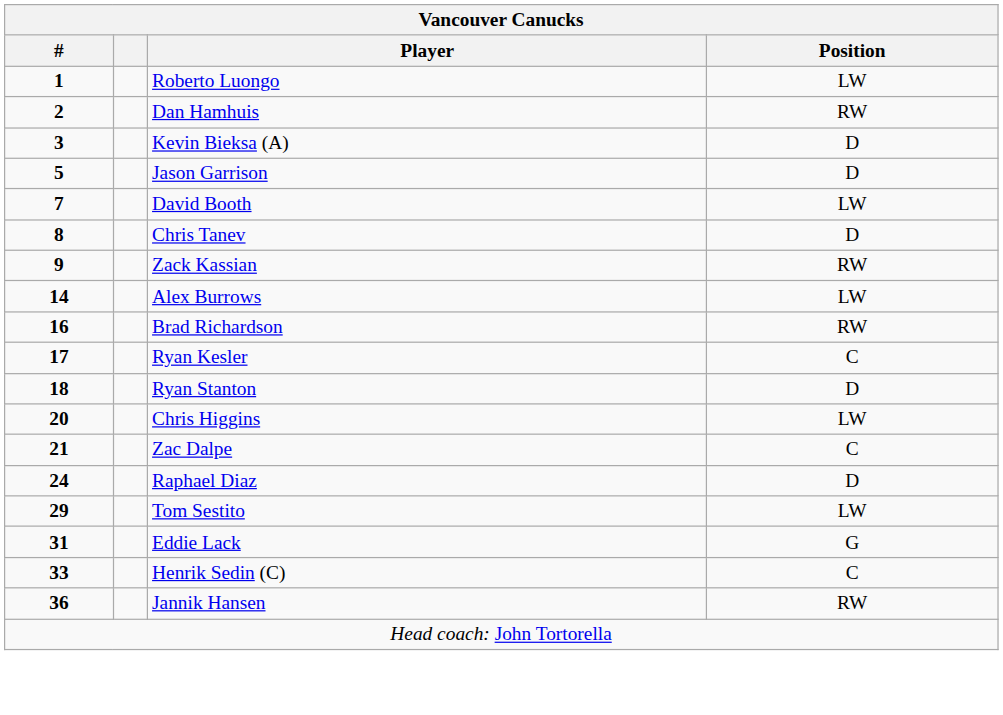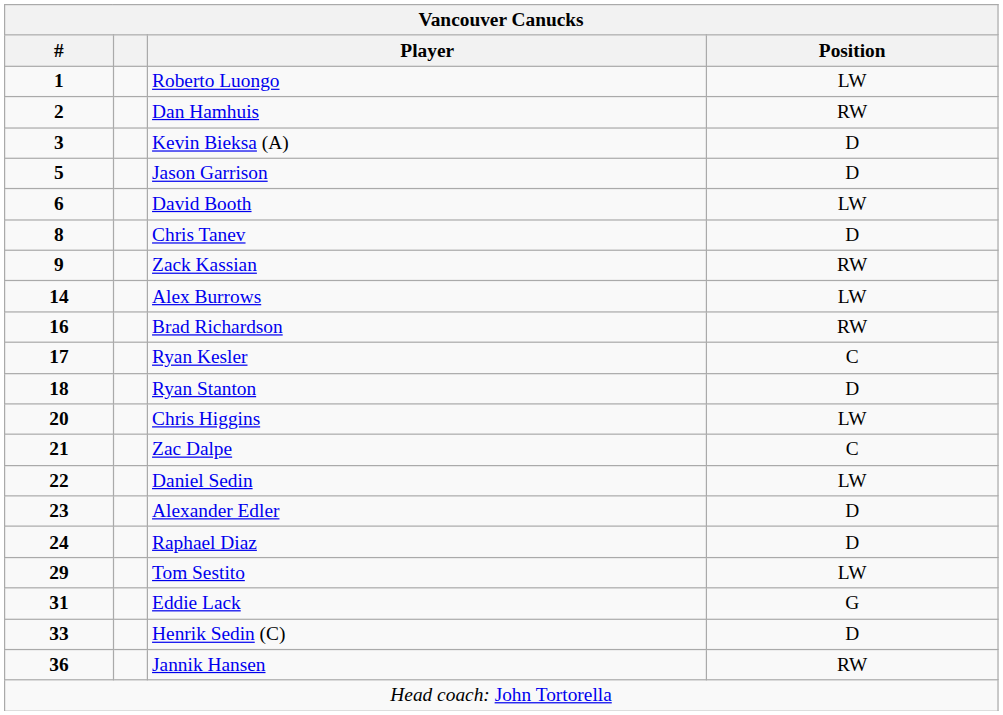(59, 204) 7 -> (59, 204) 6
+ row: (202, 480)
+ row: (216, 511)
(852, 572) C -> (852, 633) D
